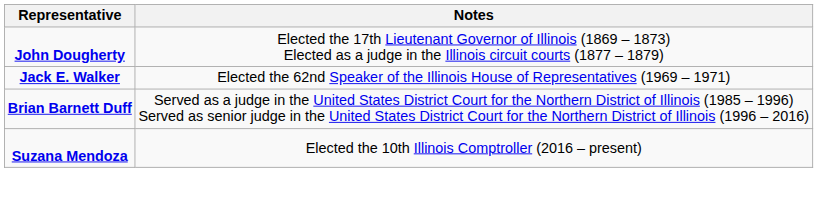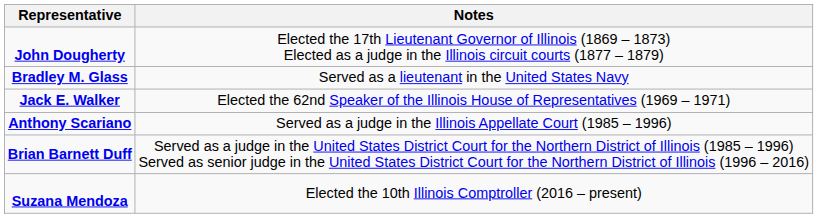+ row: (70, 77)
+ row: (70, 123)
